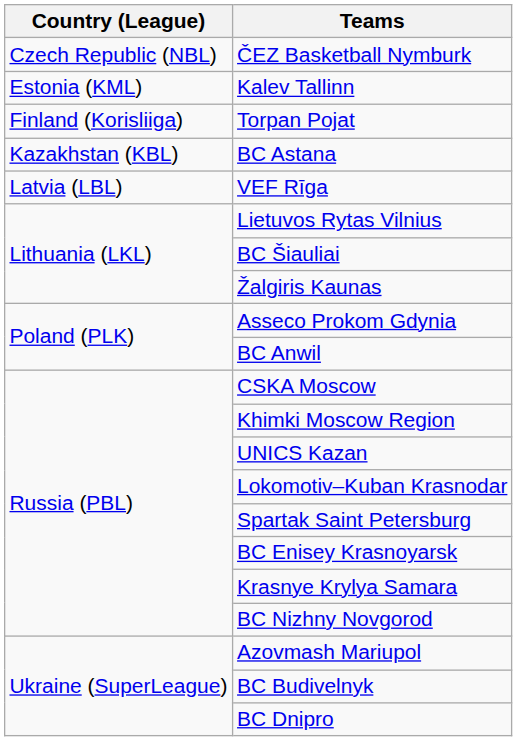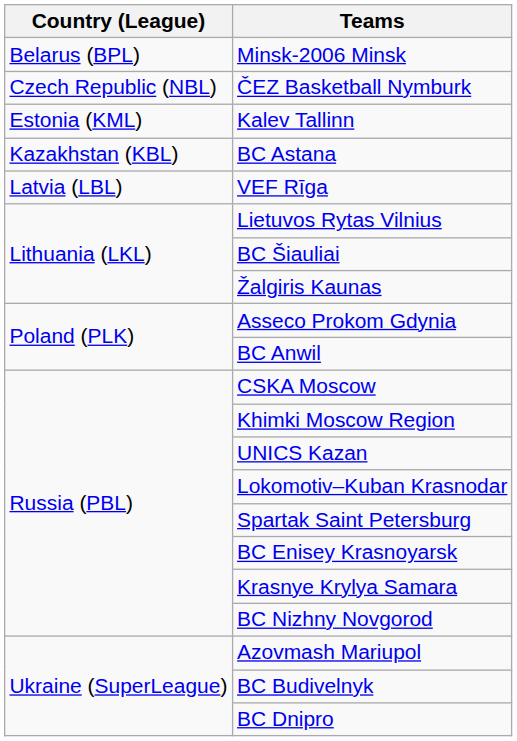+ row: (322, 54)
- row: (296, 120)
